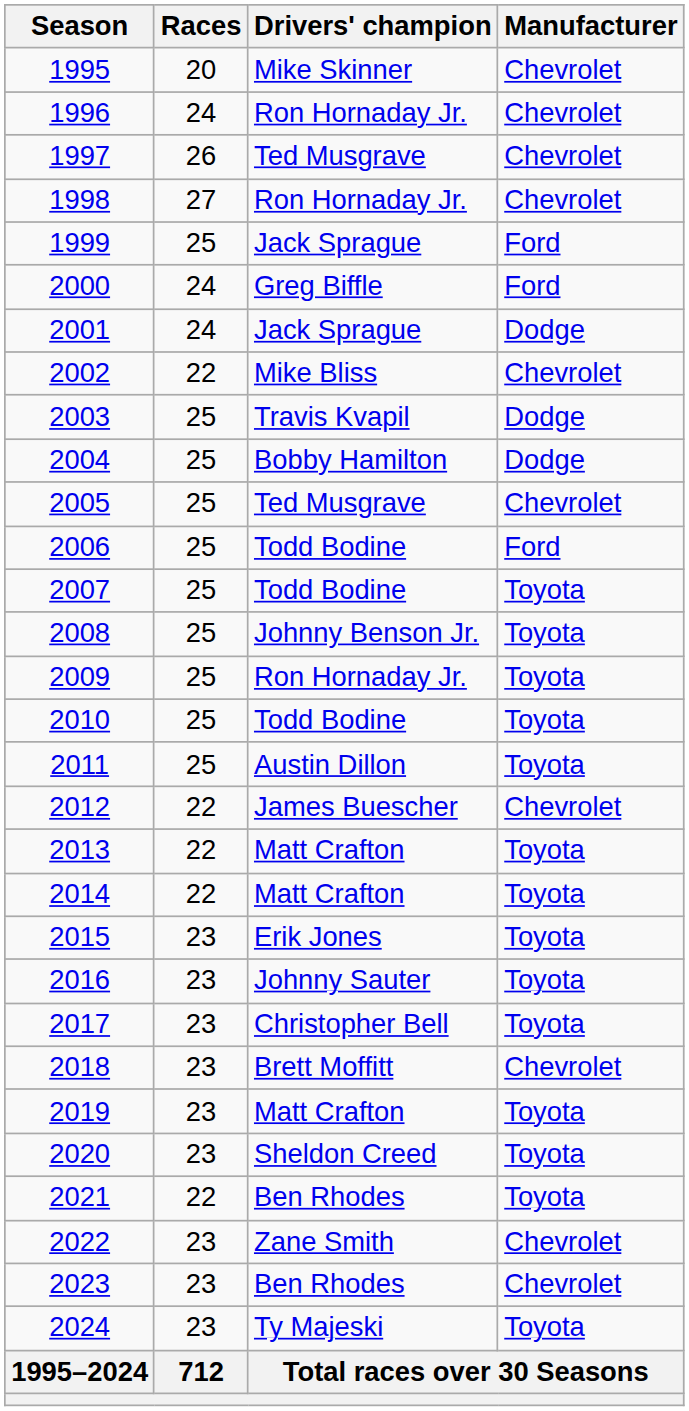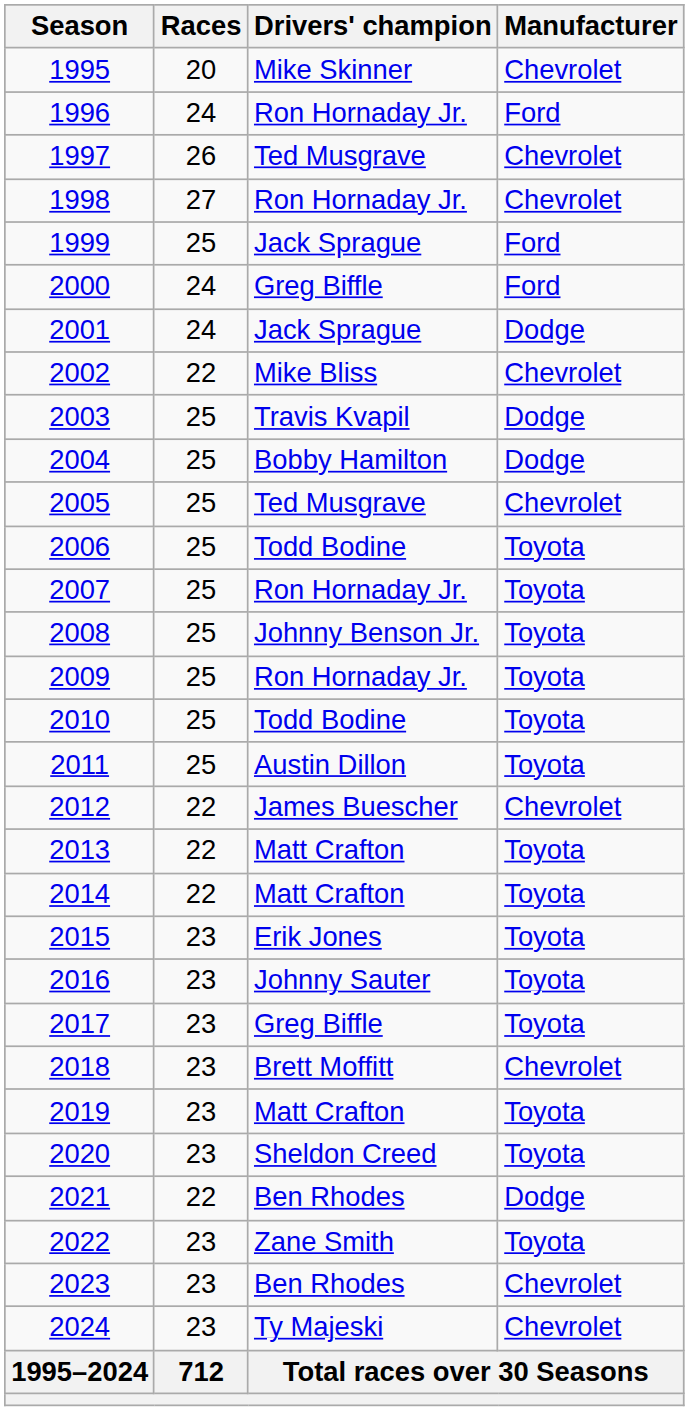(563, 112) Chevrolet -> (532, 112) Ford
(532, 546) Ford -> (545, 546) Toyota
(330, 590) Todd Bodine -> (360, 590) Ron Hornaday Jr.
(351, 1024) Christopher Bell -> (318, 1024) Greg Biffle
(545, 1197) Toyota -> (545, 1197) Dodge
(563, 1241) Chevrolet -> (545, 1241) Toyota
(545, 1327) Toyota -> (563, 1327) Chevrolet
